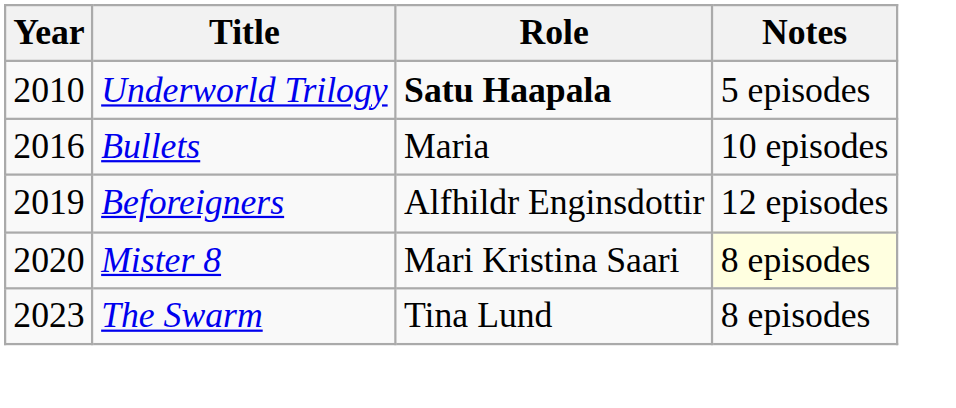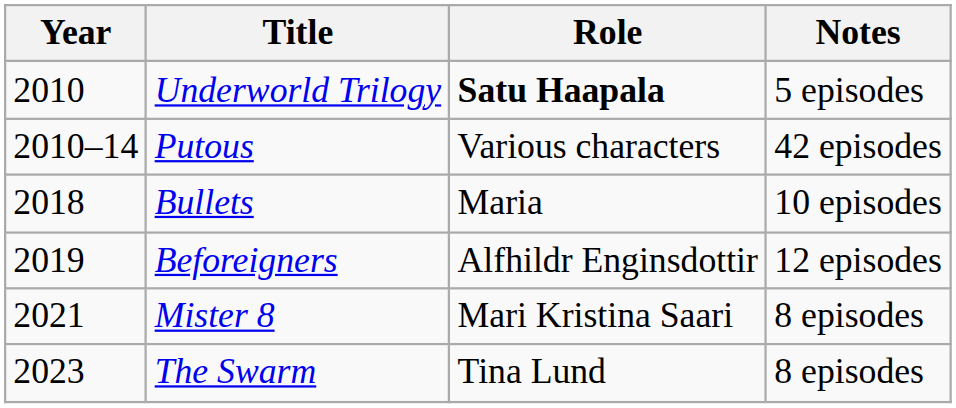+ row: (204, 145)
(49, 145) 2016 -> (49, 202) 2018
(49, 259) 2020 -> (49, 315) 2021
(796, 259) lightyellow background -> (849, 315) no background
